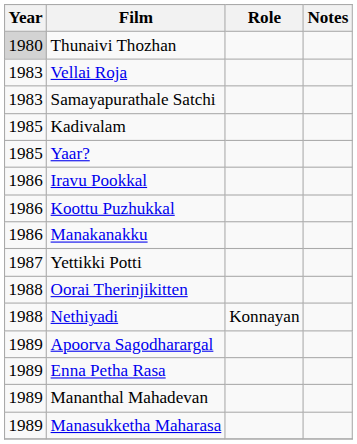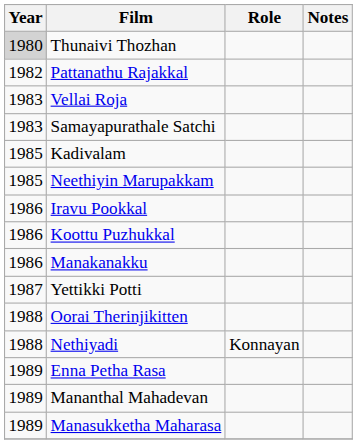+ row: (119, 72)
+ row: (132, 180)
- row: (70, 153)
- row: (132, 343)
